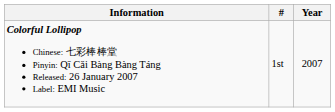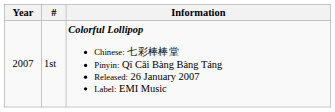columns swapped: (312, 12) <-> (137, 12)
